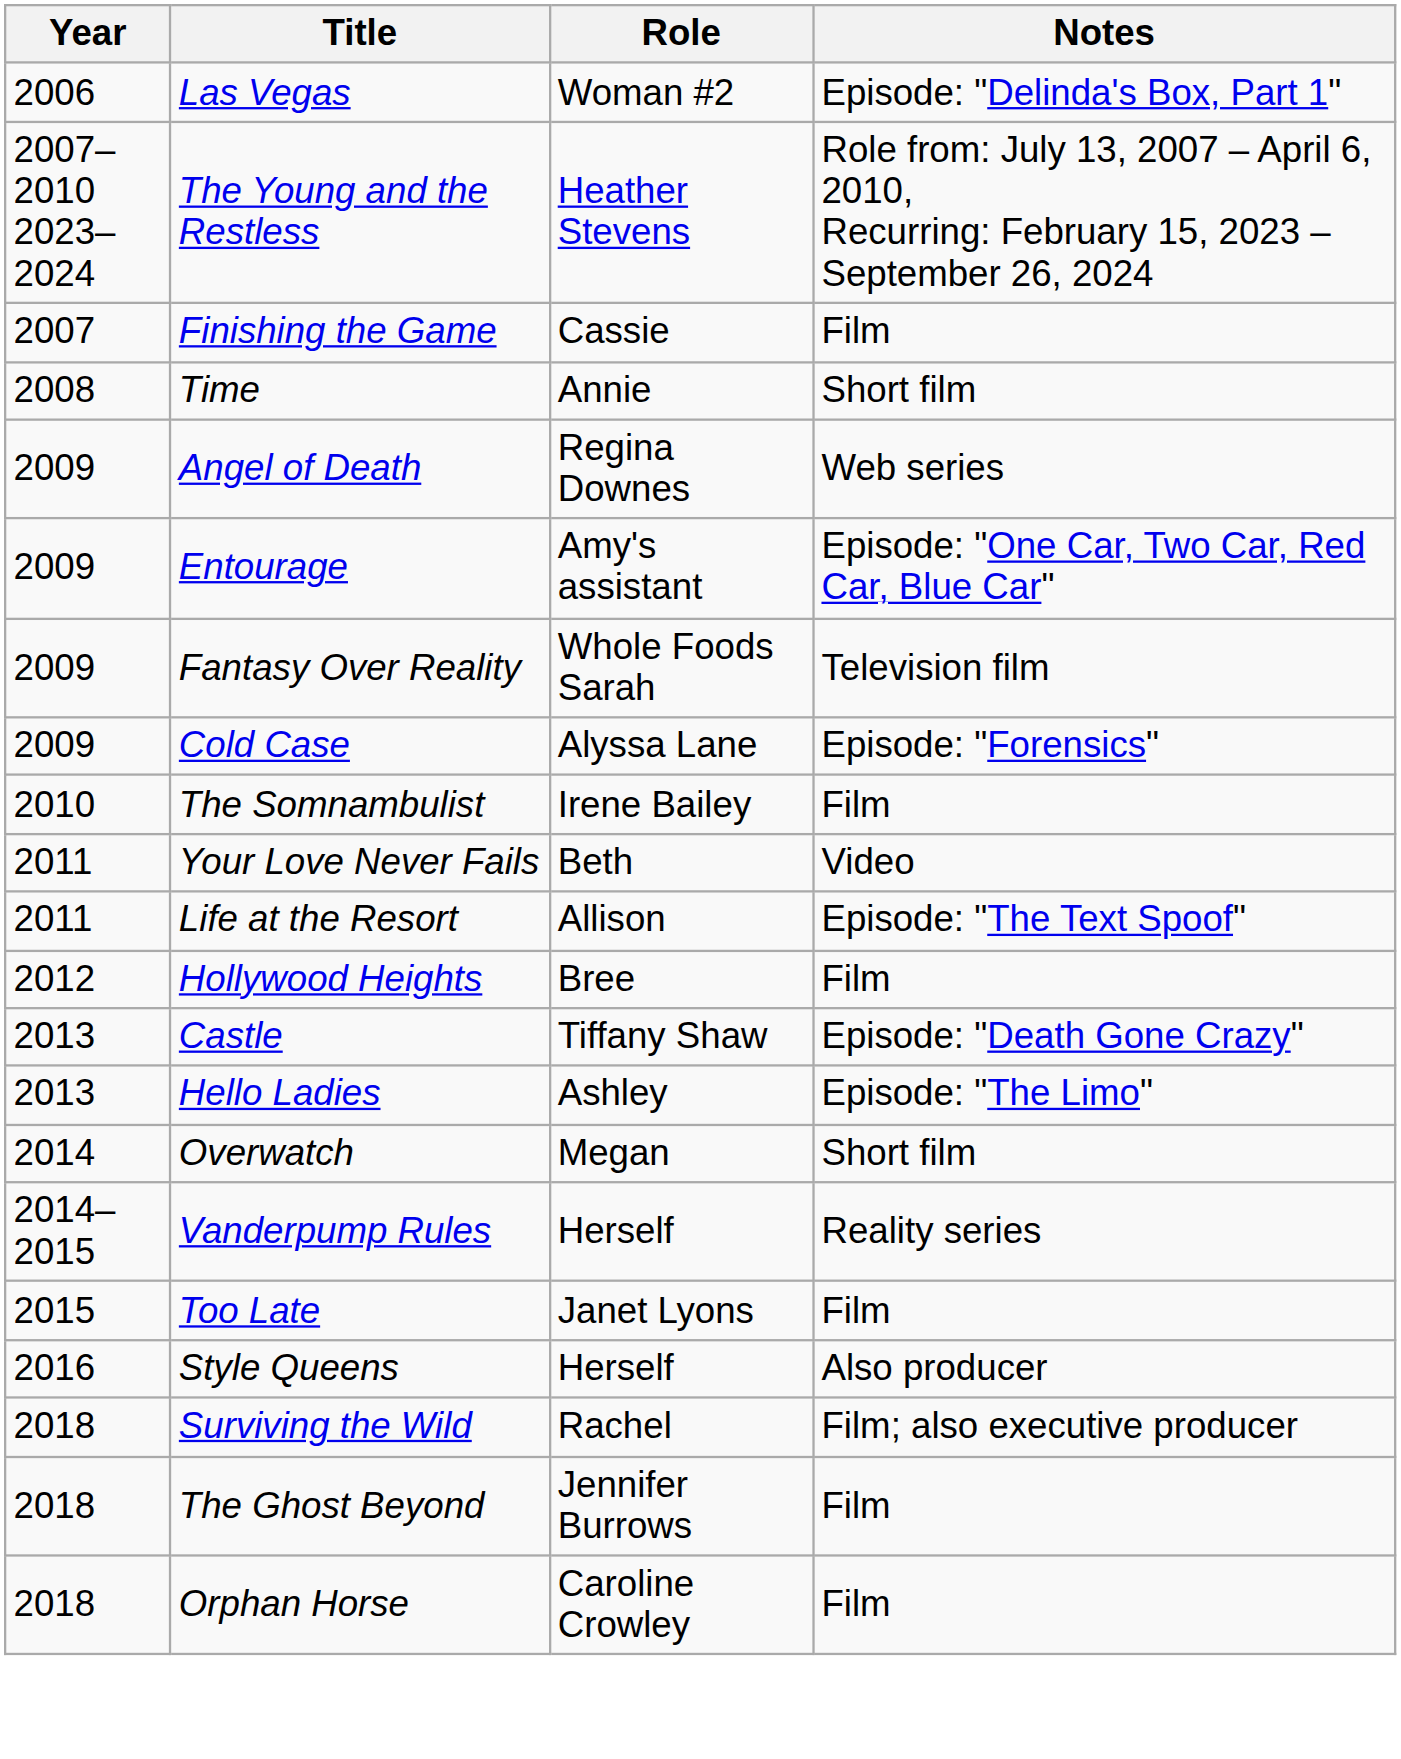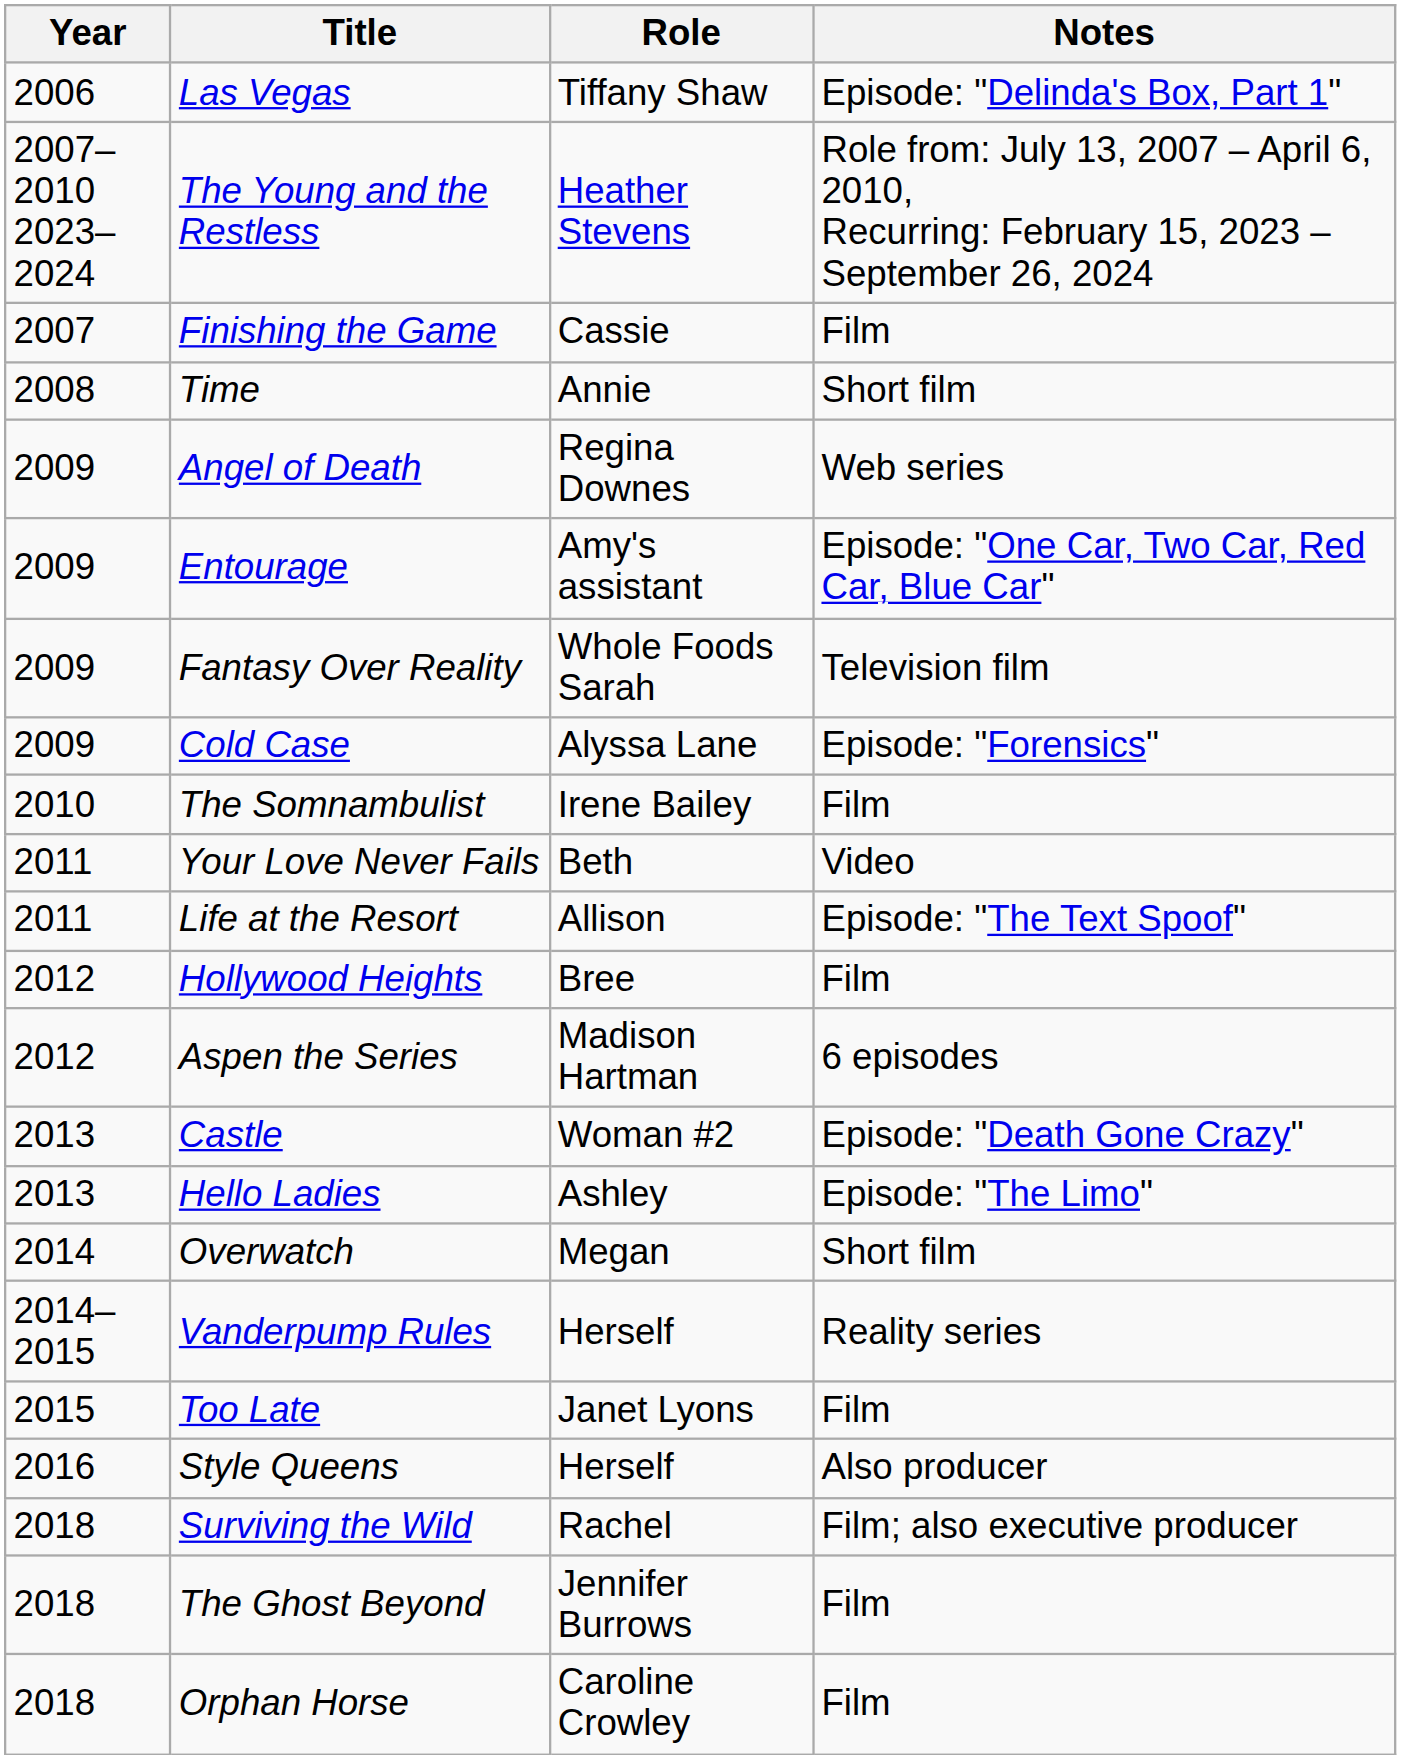(646, 91) Woman #2 -> (663, 91) Tiffany Shaw
+ row: (318, 1056)
(663, 1036) Tiffany Shaw -> (646, 1135) Woman #2
